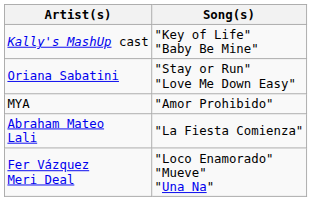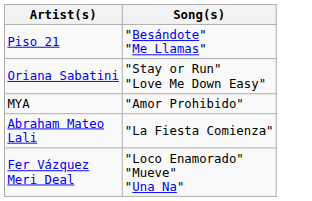+ row: (33, 42)
- row: (78, 42)
